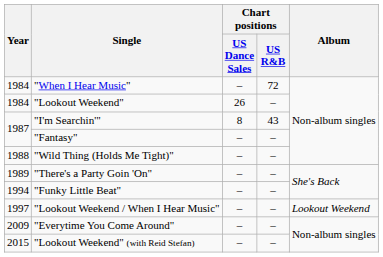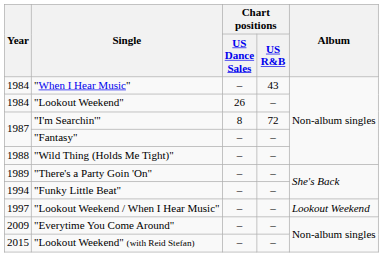(273, 85) 72 -> (273, 85) 43
(273, 120) 43 -> (273, 120) 72
